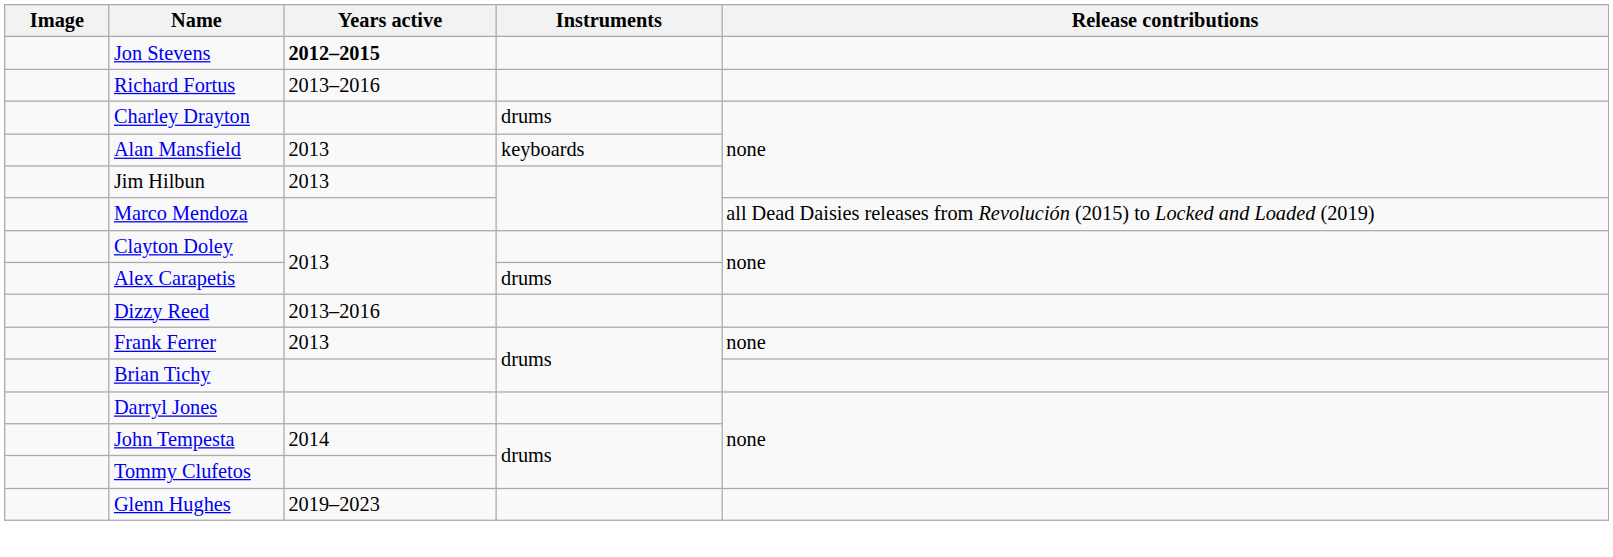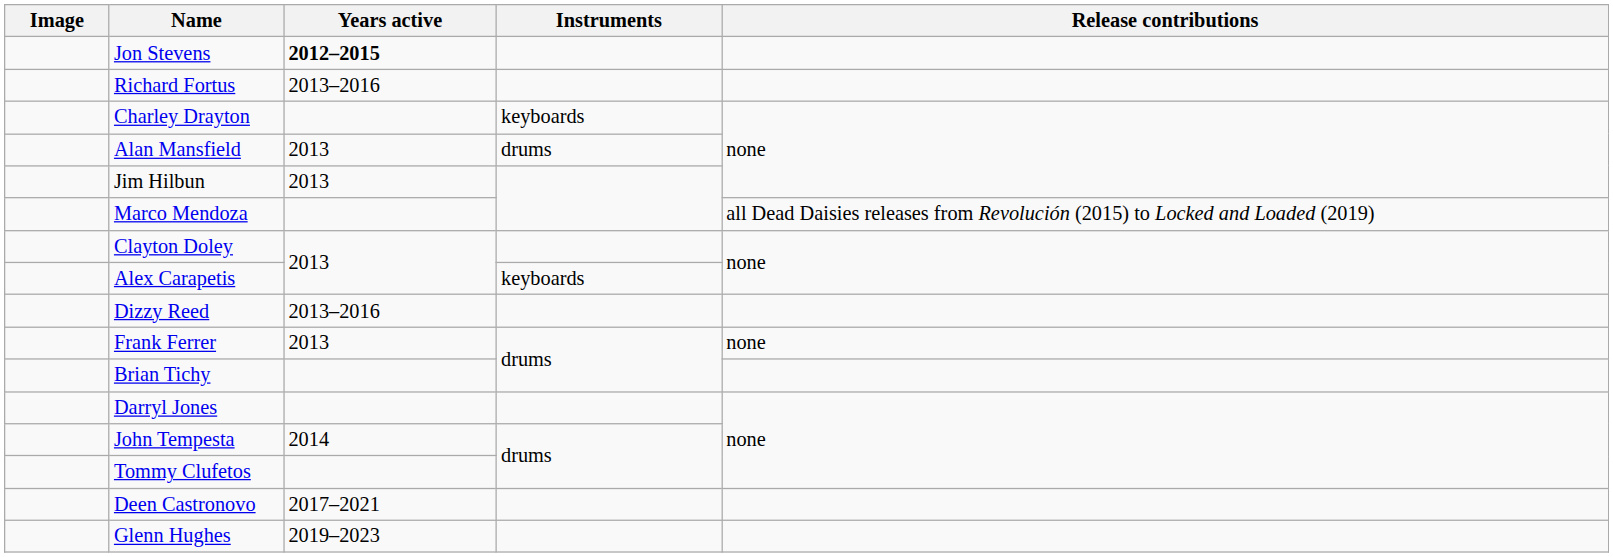(526, 117) drums -> (543, 117) keyboards
(543, 149) keyboards -> (526, 149) drums
(526, 278) drums -> (543, 278) keyboards
+ row: (185, 504)
